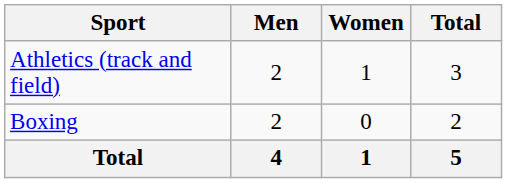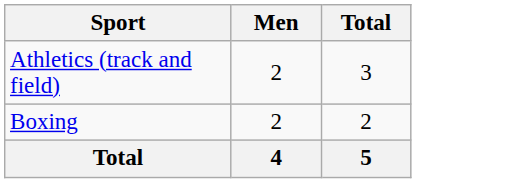- column: (366, 22)
